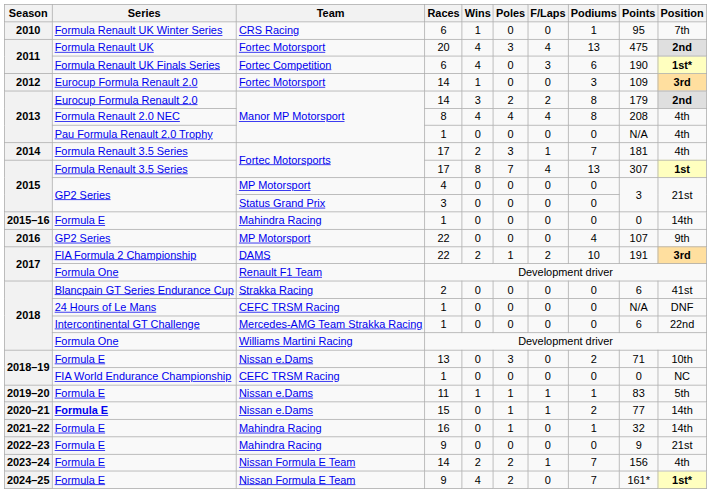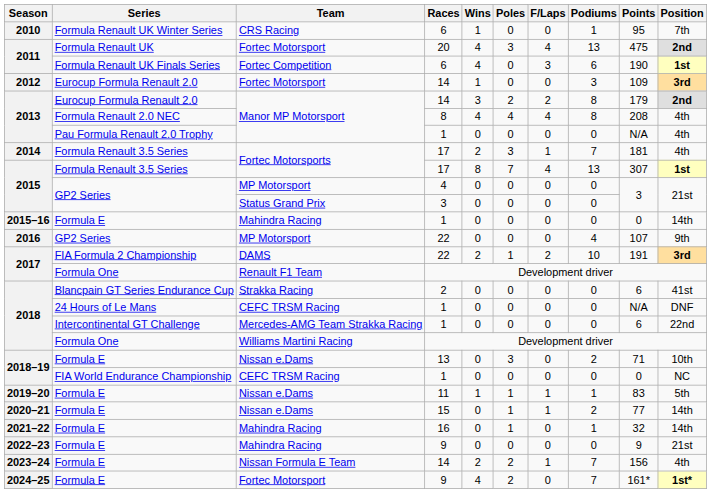(682, 65) 1st* -> (682, 65) 1st
(81, 411) bold -> (80, 411) normal
(297, 480) Nissan Formula E Team -> (282, 480) Fortec Motorsport
